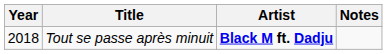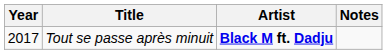(23, 37) 2018 -> (23, 37) 2017
